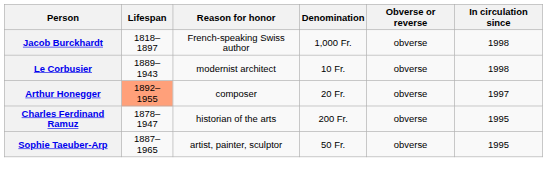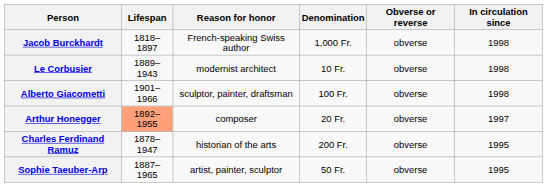+ row: (63, 94)
